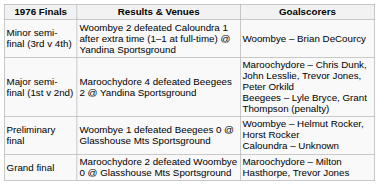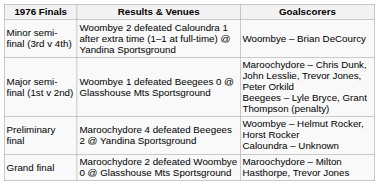(156, 87) Maroochydore 4 defeated Beegees 2 @ Yandina Sportsground -> (157, 87) Woombye 1 defeated Beegees 0 @ Glasshouse Mts Sportsground
(157, 135) Woombye 1 defeated Beegees 0 @ Glasshouse Mts Sportsground -> (156, 135) Maroochydore 4 defeated Beegees 2 @ Yandina Sportsground
